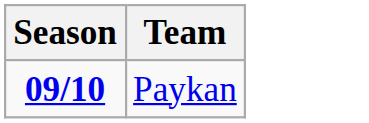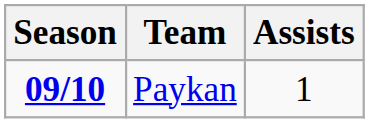+ column: (304, 32)
